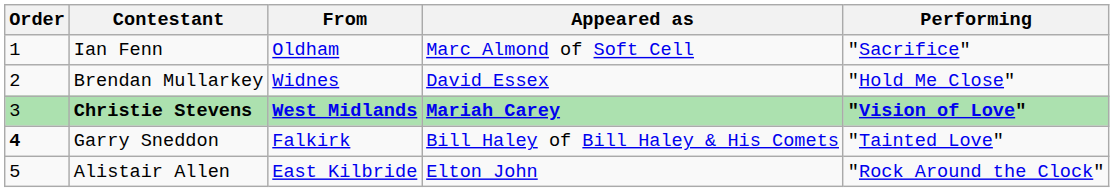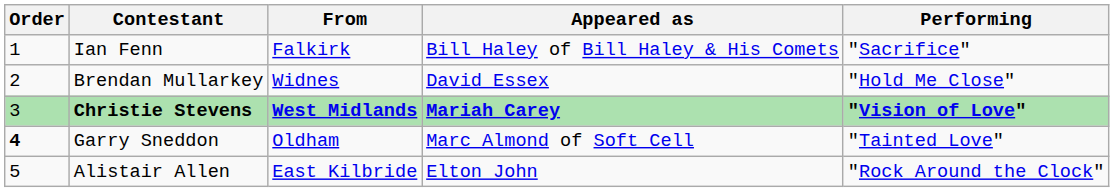(306, 50) Oldham -> (311, 50) Falkirk
(560, 50) Marc Almond of Soft Cell -> (633, 50) Bill Haley of Bill Haley & His Comets
(311, 141) Falkirk -> (306, 141) Oldham
(633, 141) Bill Haley of Bill Haley & His Comets -> (560, 141) Marc Almond of Soft Cell
